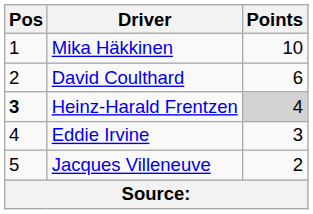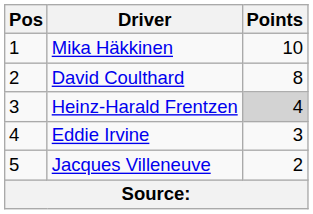(298, 77) 6 -> (298, 77) 8
(14, 106) bold -> (14, 106) normal
